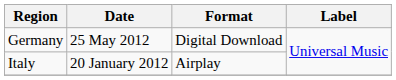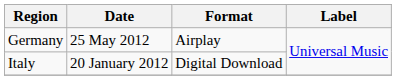(229, 39) Digital Download -> (198, 39) Airplay
(198, 63) Airplay -> (229, 63) Digital Download
